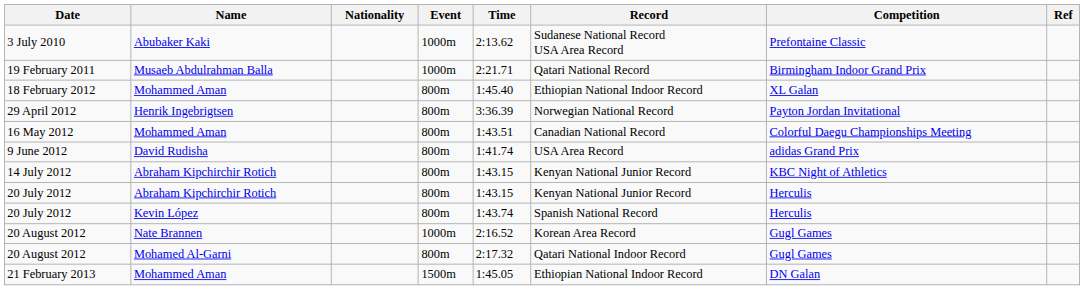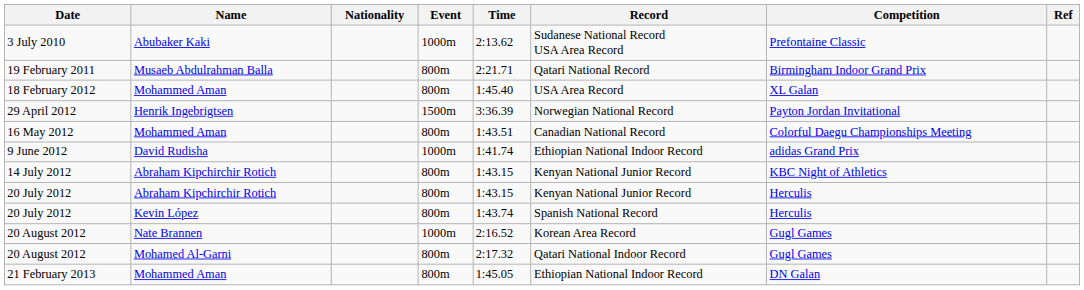(439, 70) 1000m -> (435, 70) 800m
(618, 90) Ethiopian National Indoor Record -> (579, 90) USA Area Record
(435, 111) 800m -> (439, 111) 1500m
(435, 152) 800m -> (439, 152) 1000m
(579, 152) USA Area Record -> (618, 152) Ethiopian National Indoor Record
(439, 274) 1500m -> (435, 274) 800m
